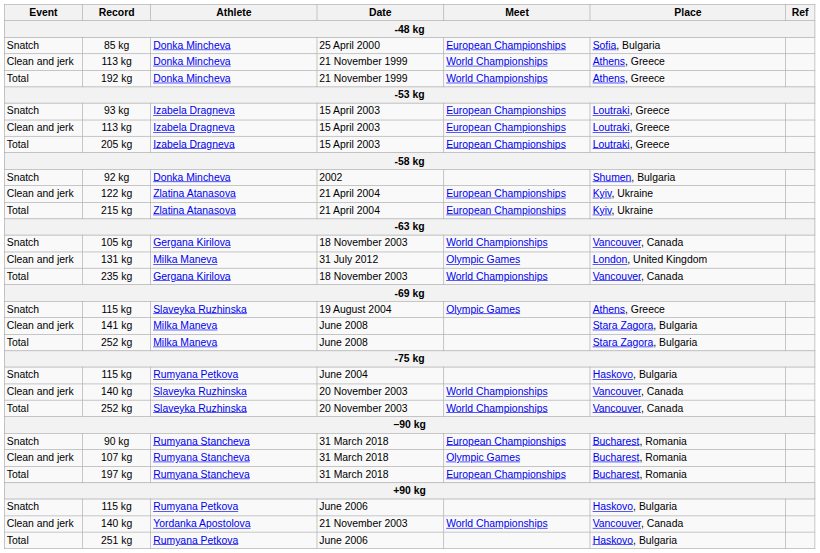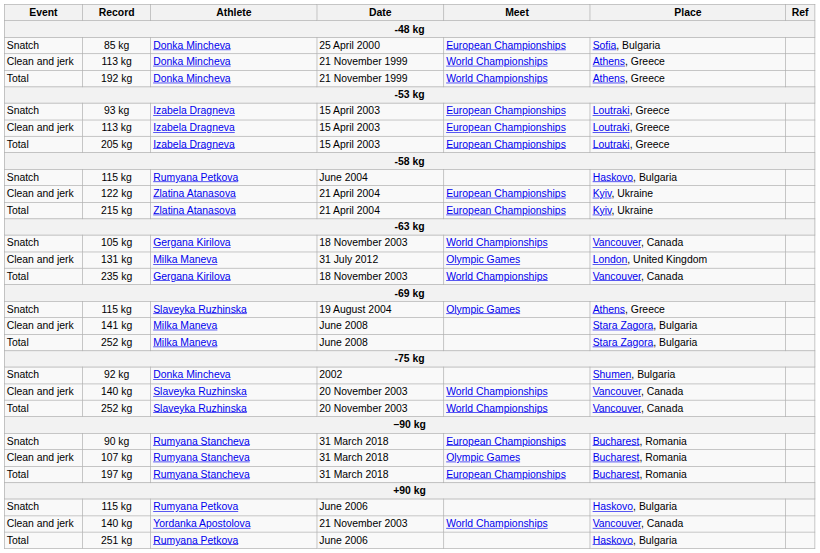rows swapped: (117, 177) <-> (117, 375)
